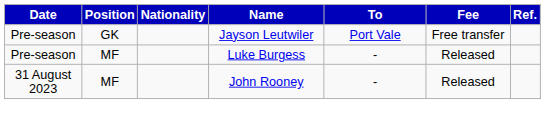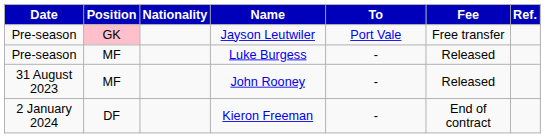(110, 35) no background -> (112, 35) pink background
+ row: (268, 116)
